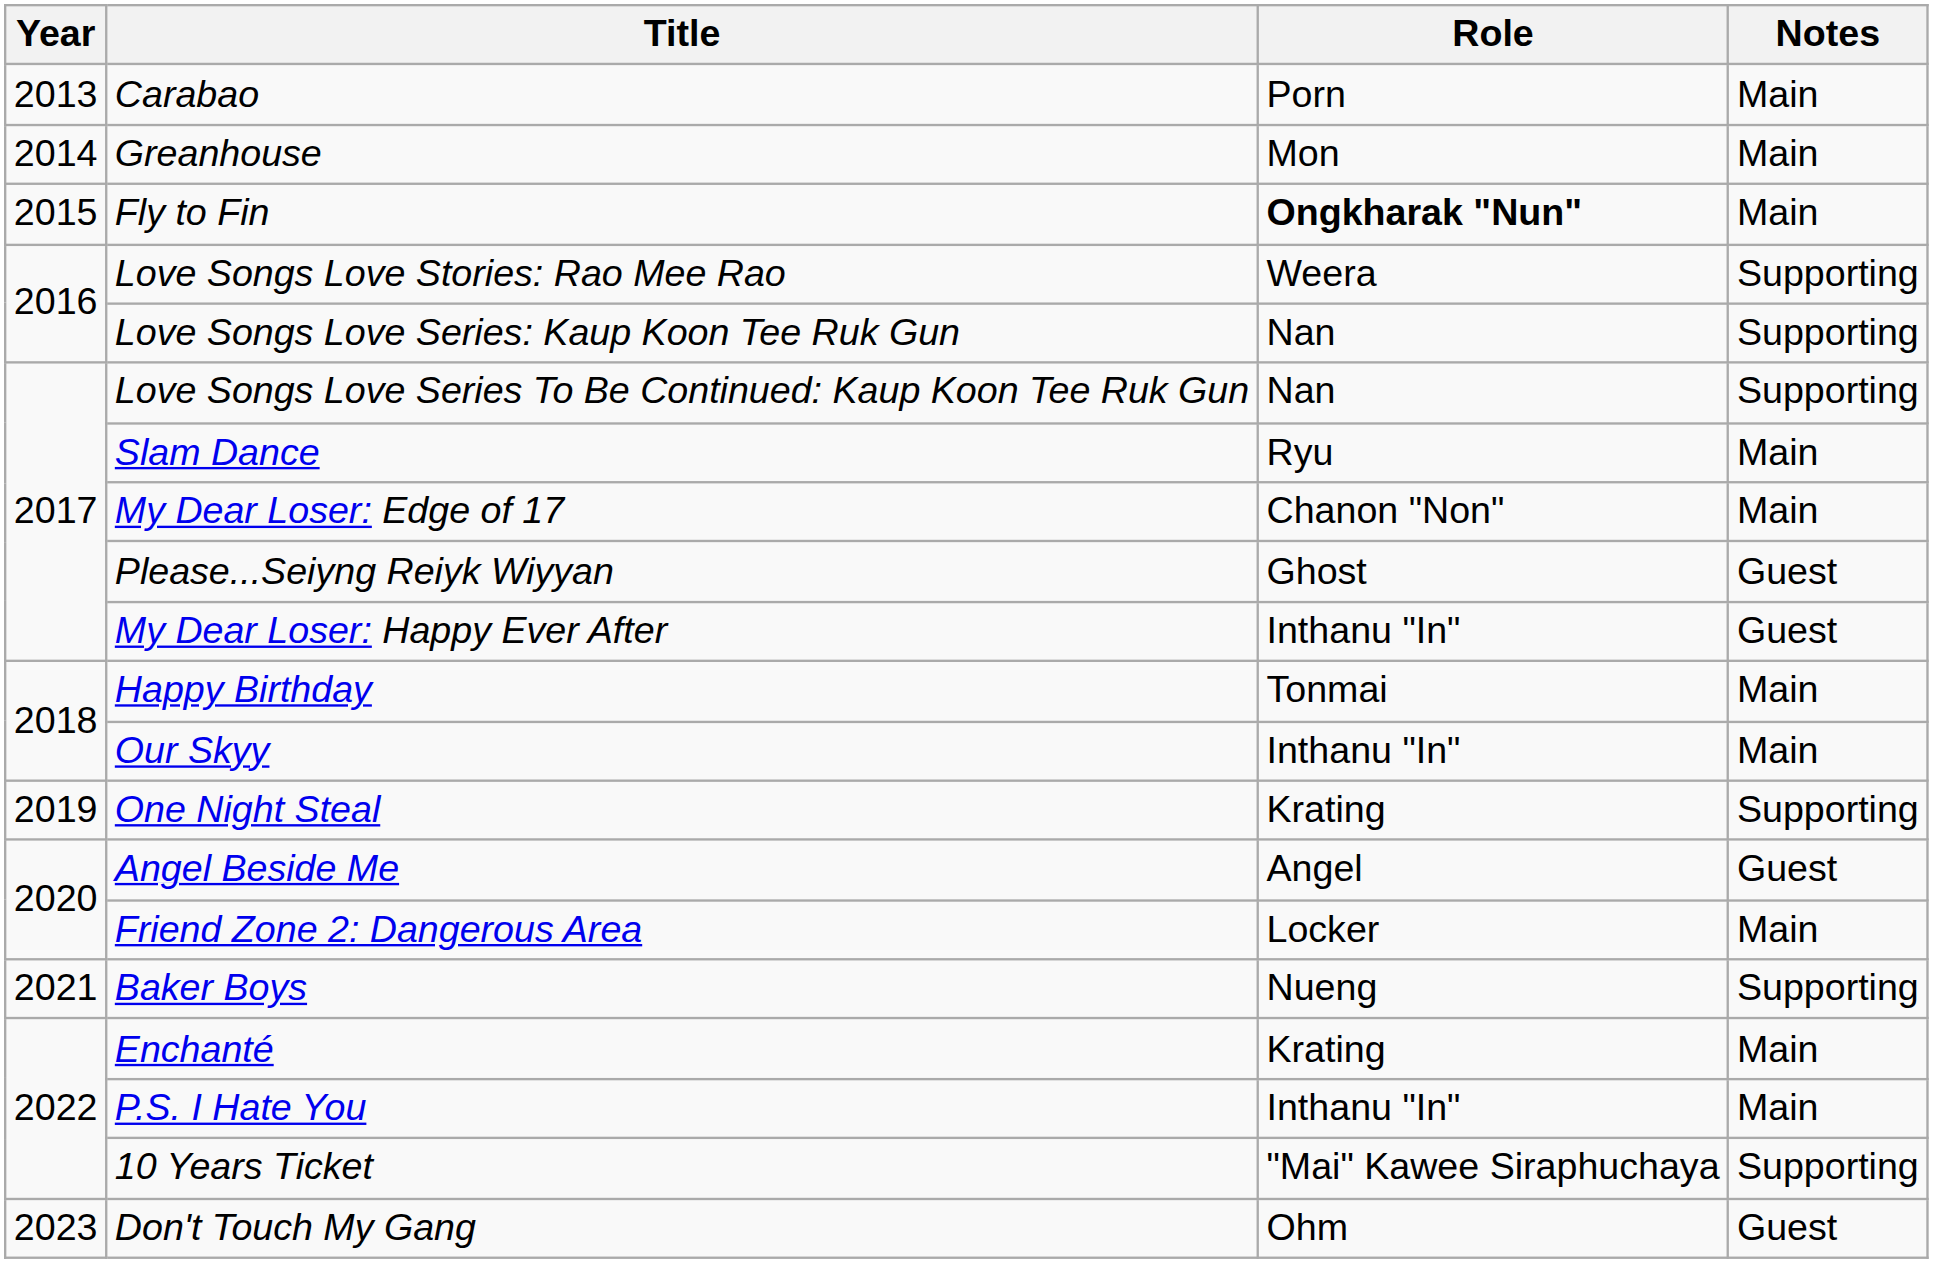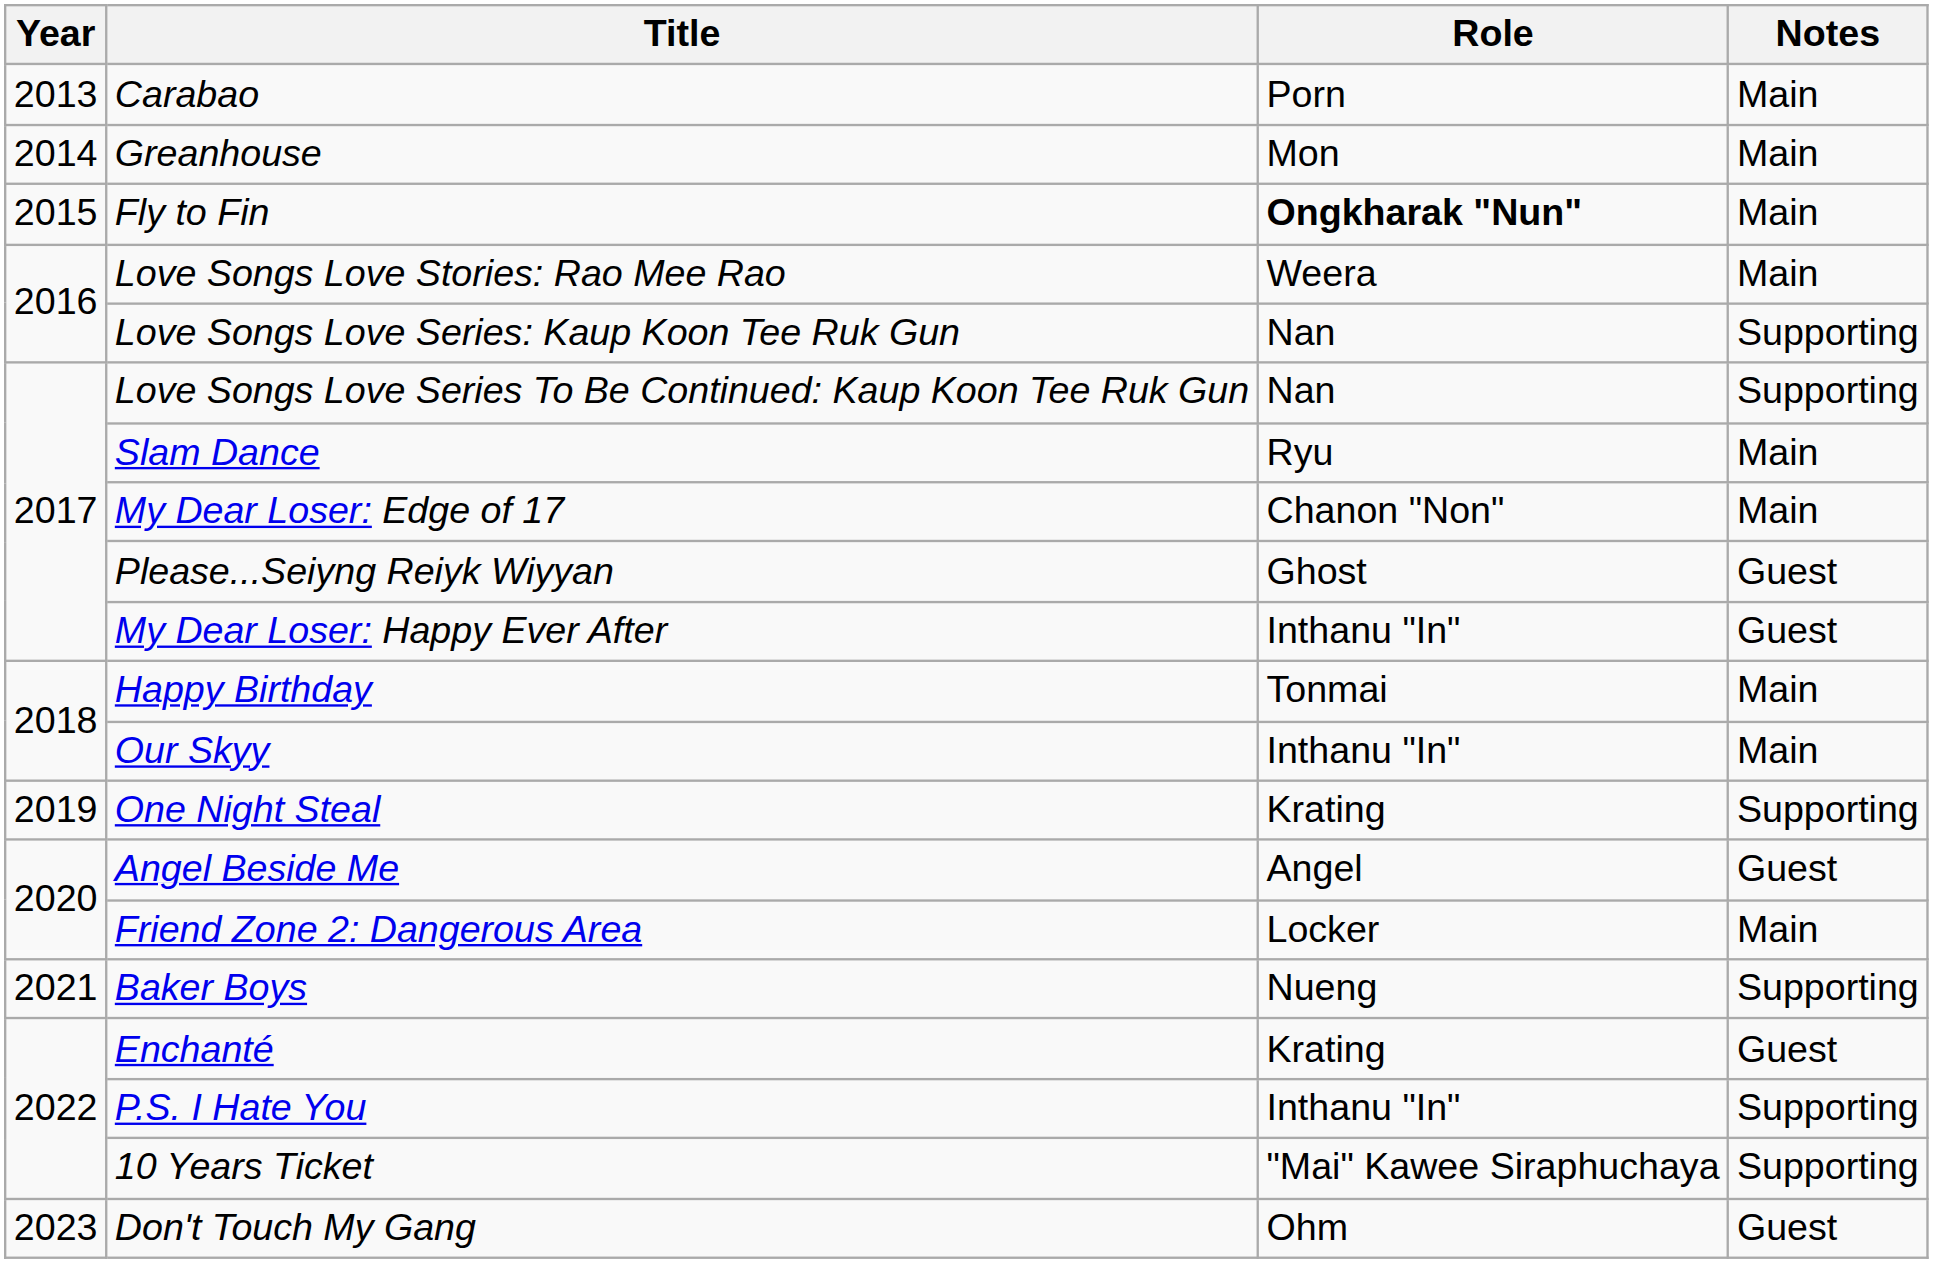(1828, 272) Supporting -> (1778, 272) Main
(1778, 1048) Main -> (1787, 1048) Guest
(1778, 1107) Main -> (1828, 1107) Supporting
